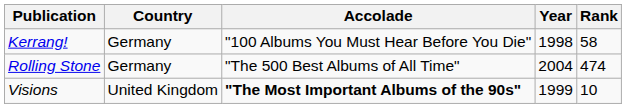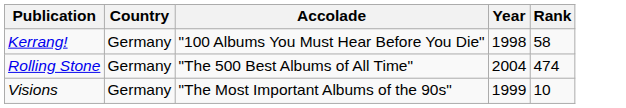(163, 90) United Kingdom -> (139, 90) Germany
(373, 90) bold -> (315, 90) normal
